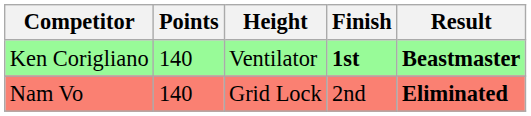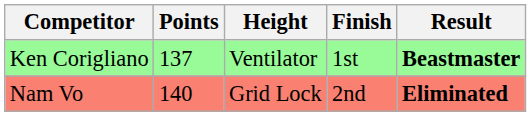(176, 57) 140 -> (176, 57) 137
(346, 57) bold -> (345, 57) normal
